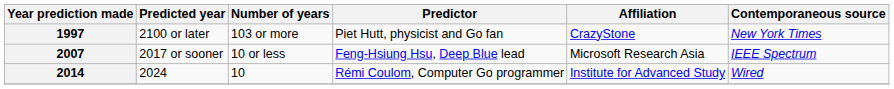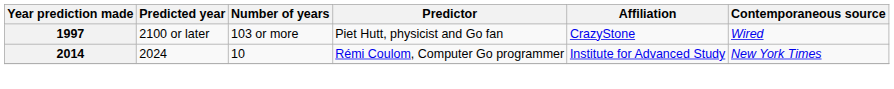(776, 34) New York Times -> (747, 34) Wired
- row: (70, 53)
(747, 73) Wired -> (776, 53) New York Times
